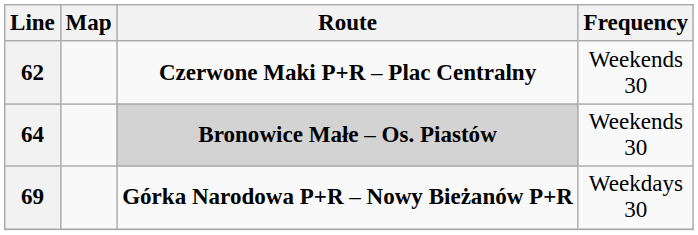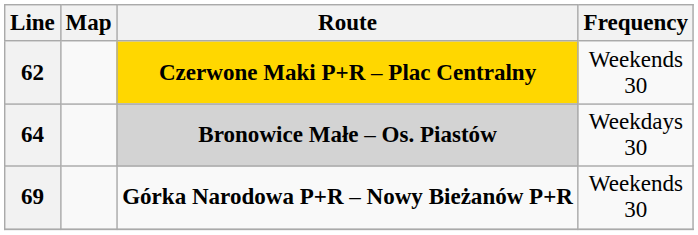(348, 72) no background -> (348, 72) gold background
(636, 134) Weekends 30 -> (636, 134) Weekdays 30
(636, 197) Weekdays 30 -> (636, 197) Weekends 30
